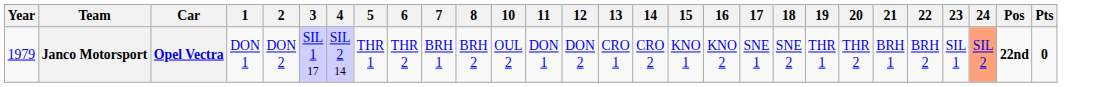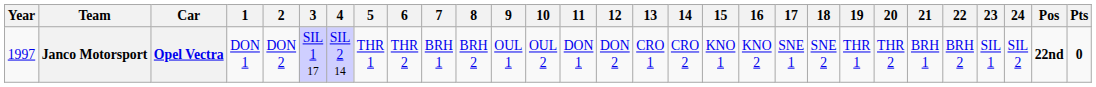+ column: (508, 15)
(21, 54) 1979 -> (21, 54) 1997
(983, 54) lightsalmon background -> (1018, 54) no background
